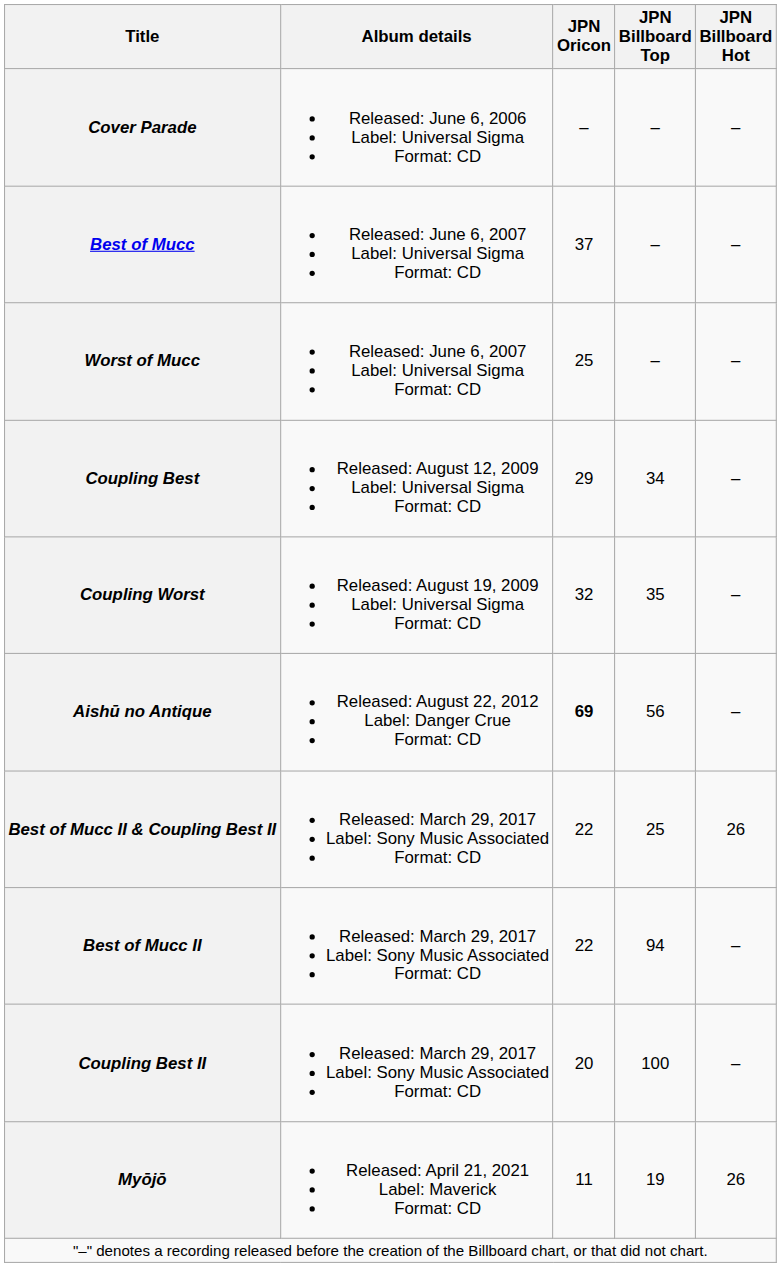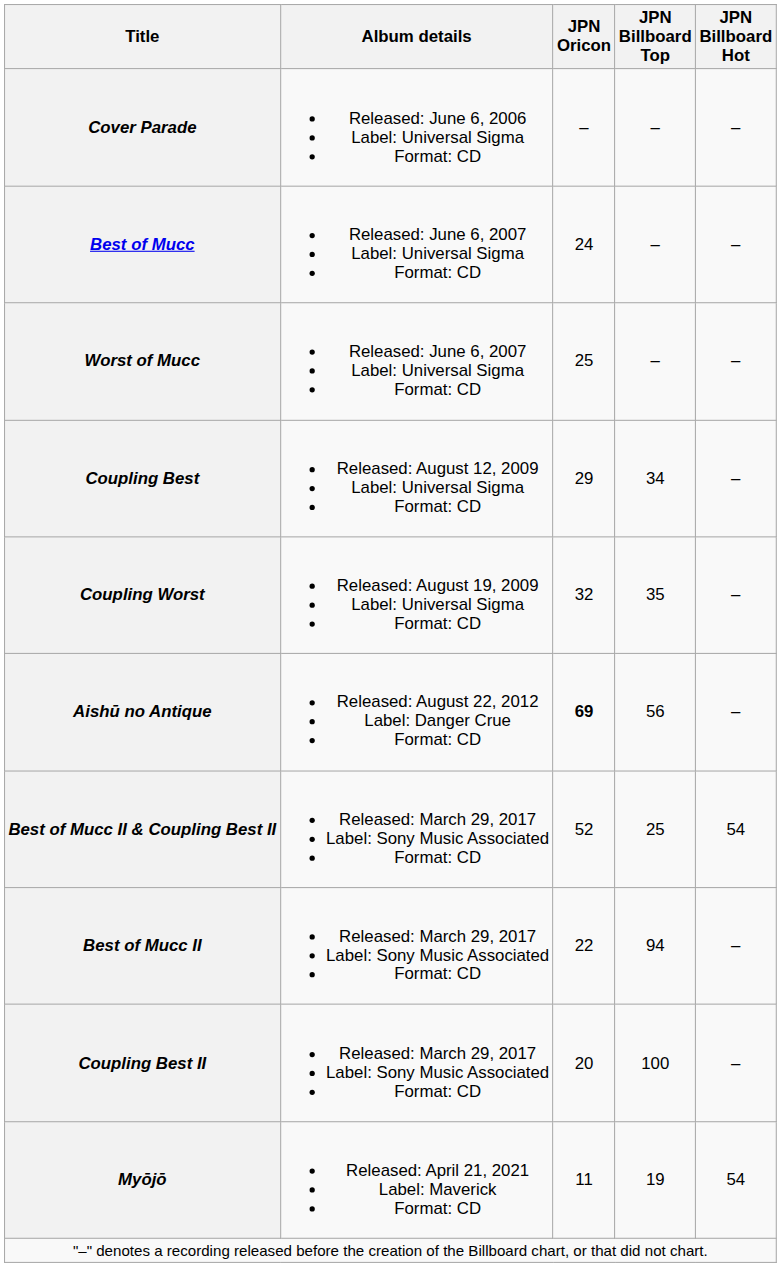(584, 244) 37 -> (584, 244) 24
(584, 829) 22 -> (584, 829) 52
(736, 829) 26 -> (736, 829) 54
(736, 1179) 26 -> (736, 1179) 54
